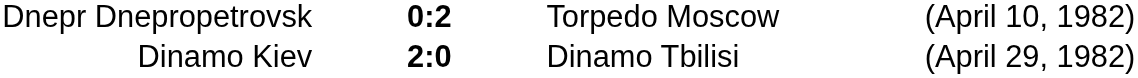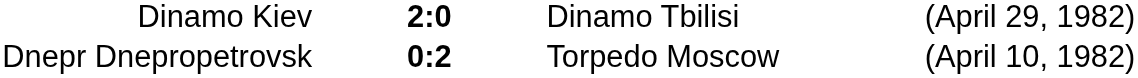rows swapped: (157, 16) <-> (225, 56)
